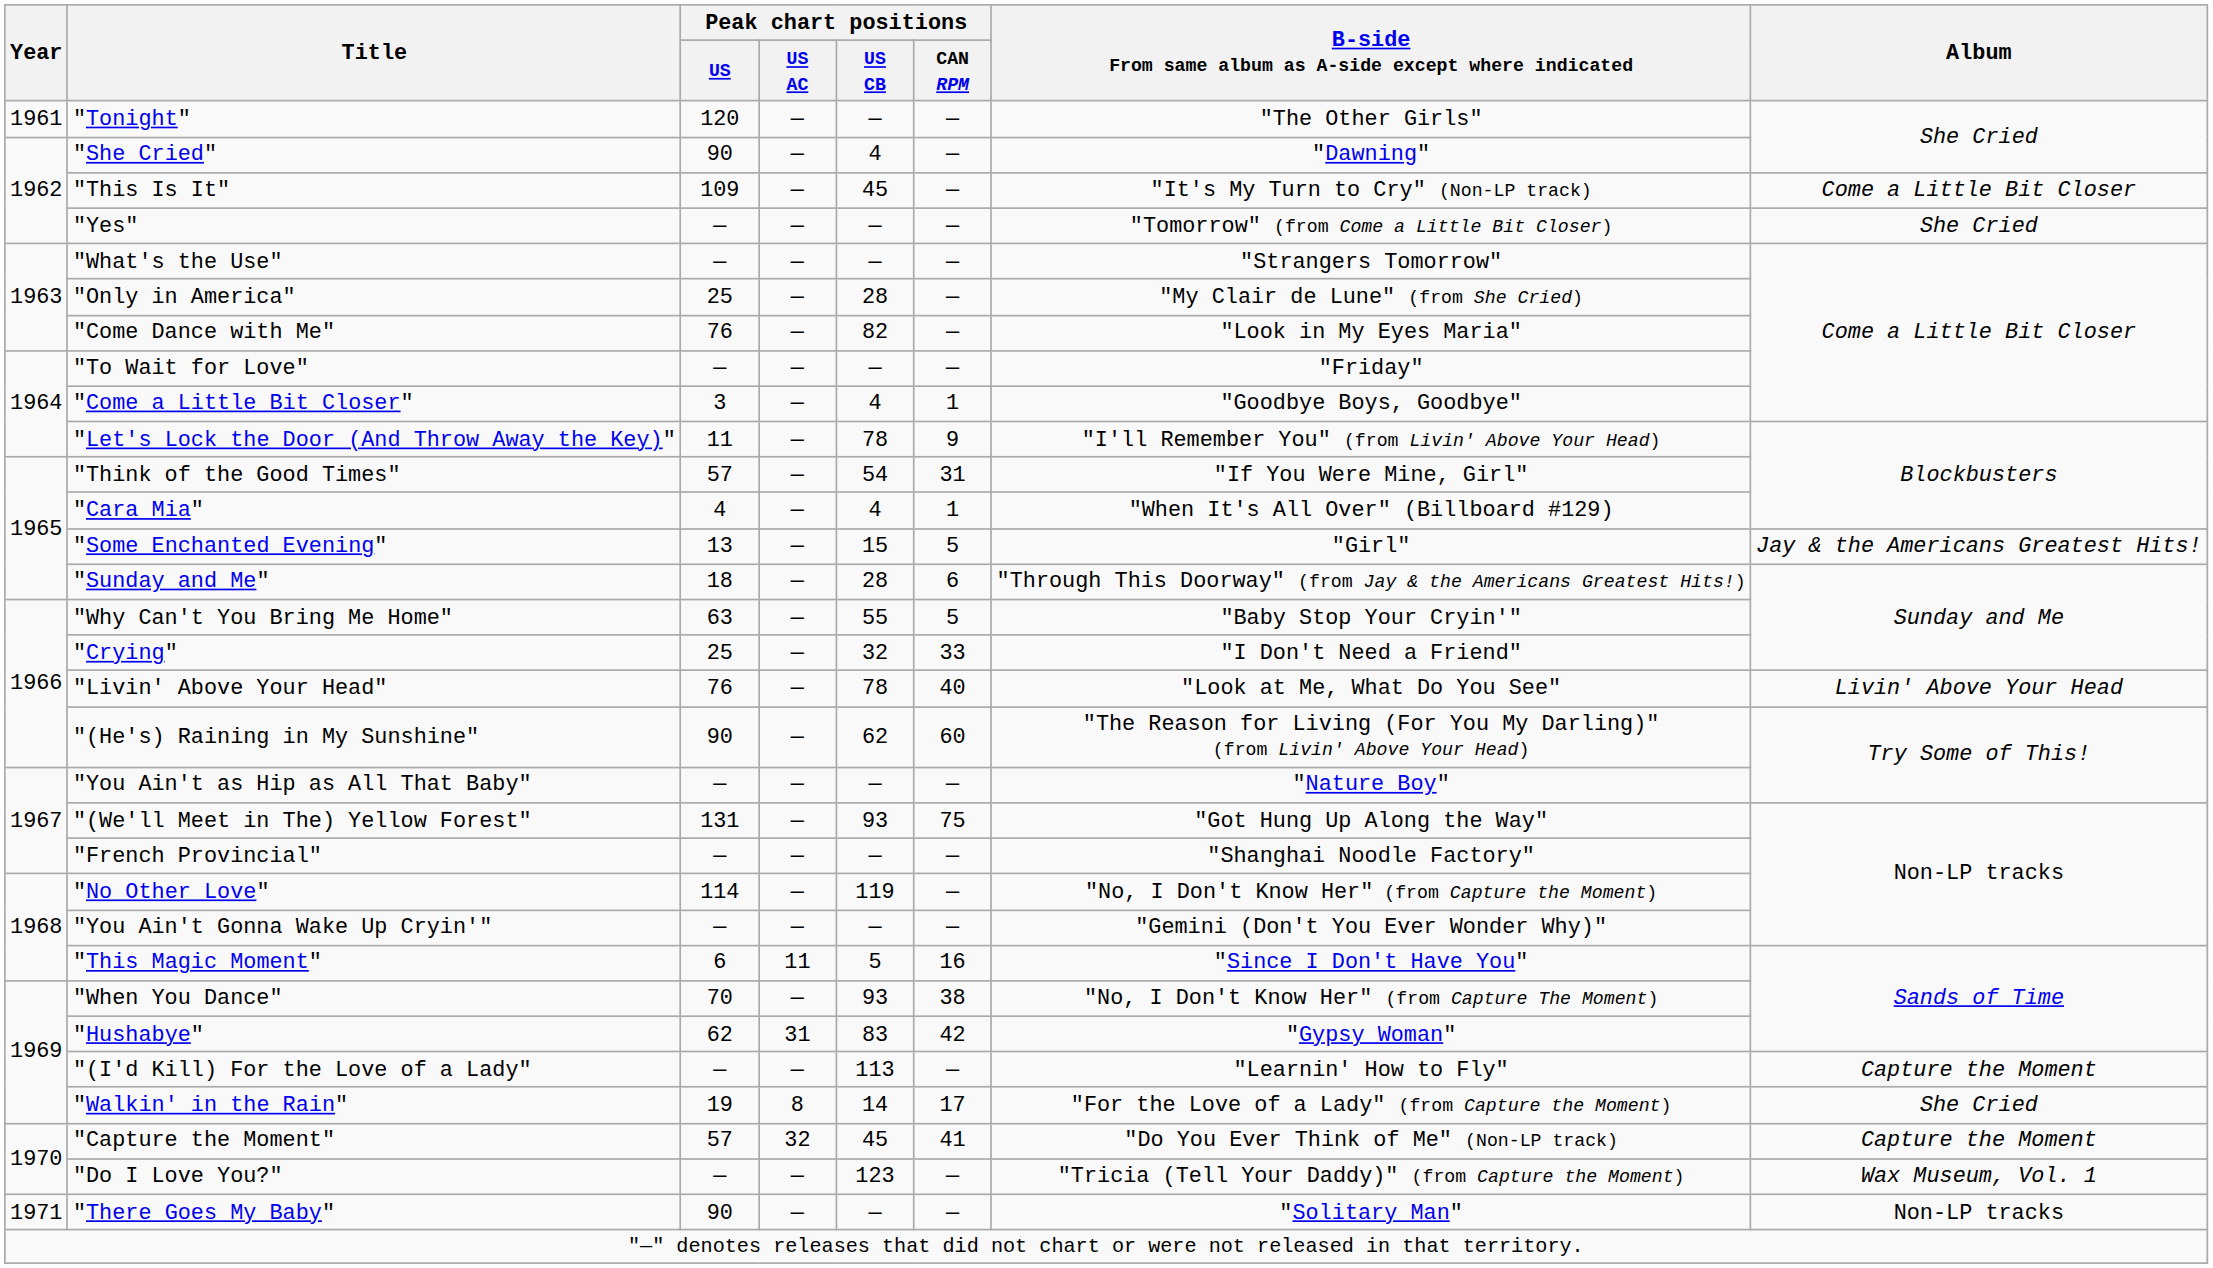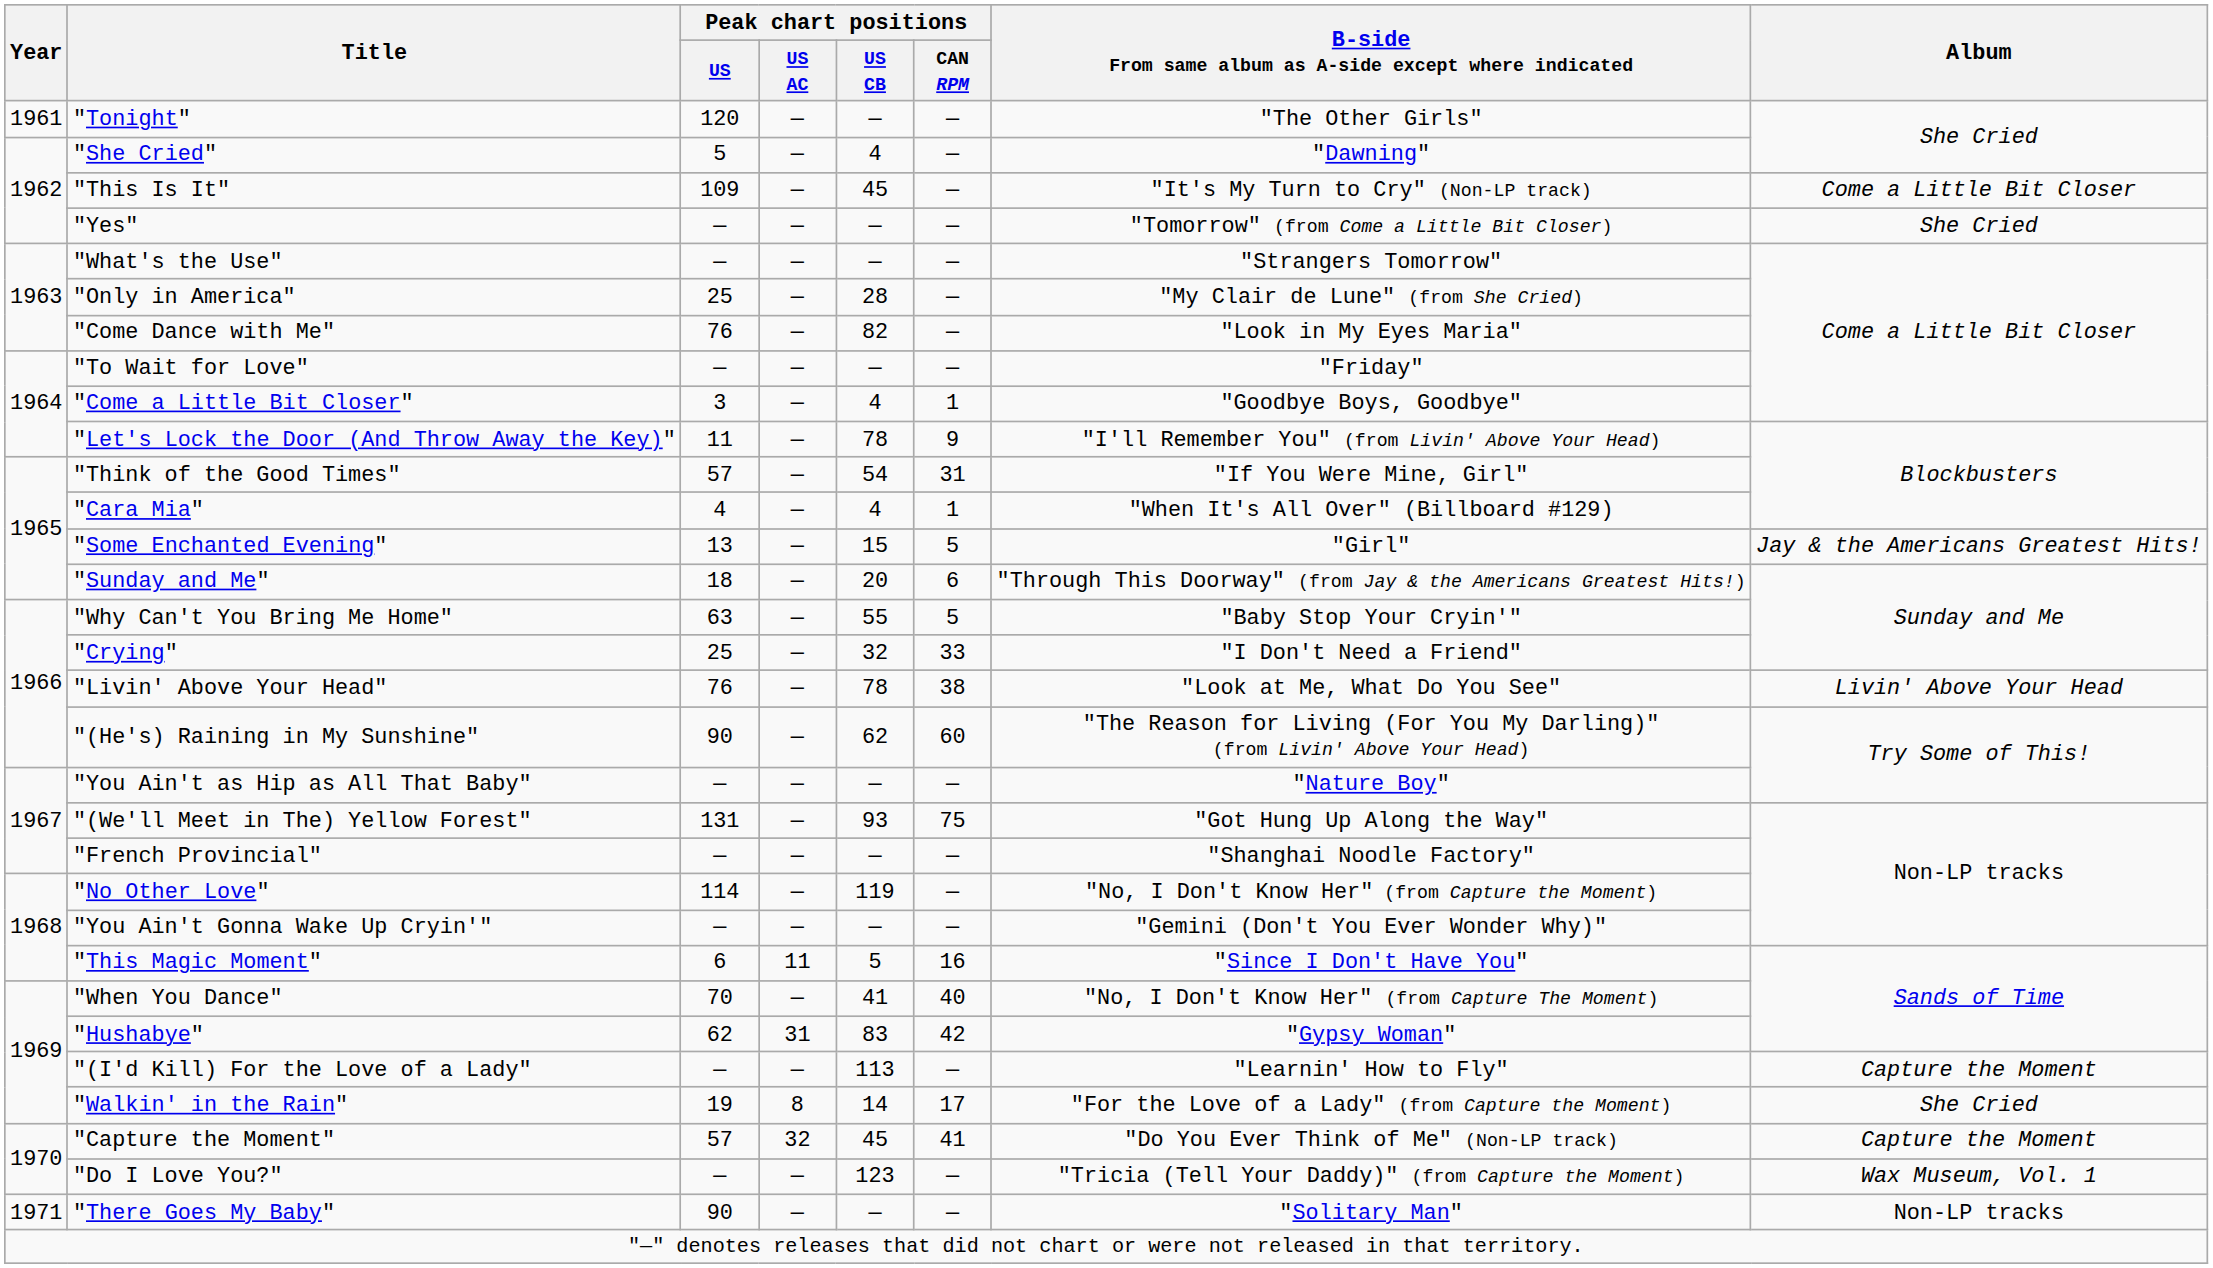(720, 155) 90 -> (720, 155) 5
(875, 582) 28 -> (875, 582) 20
(953, 689) 40 -> (953, 689) 38
(875, 999) 93 -> (875, 999) 41
(953, 999) 38 -> (953, 999) 40
